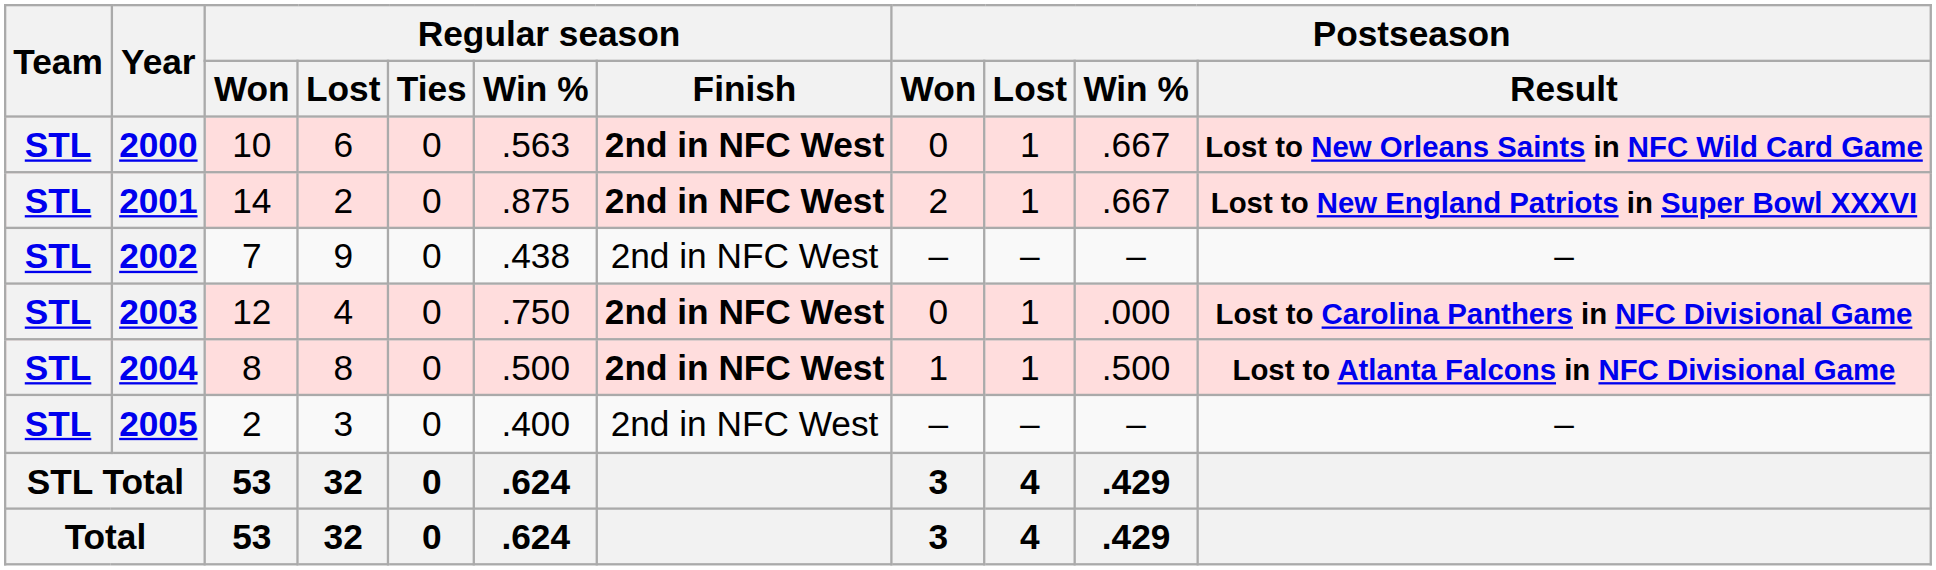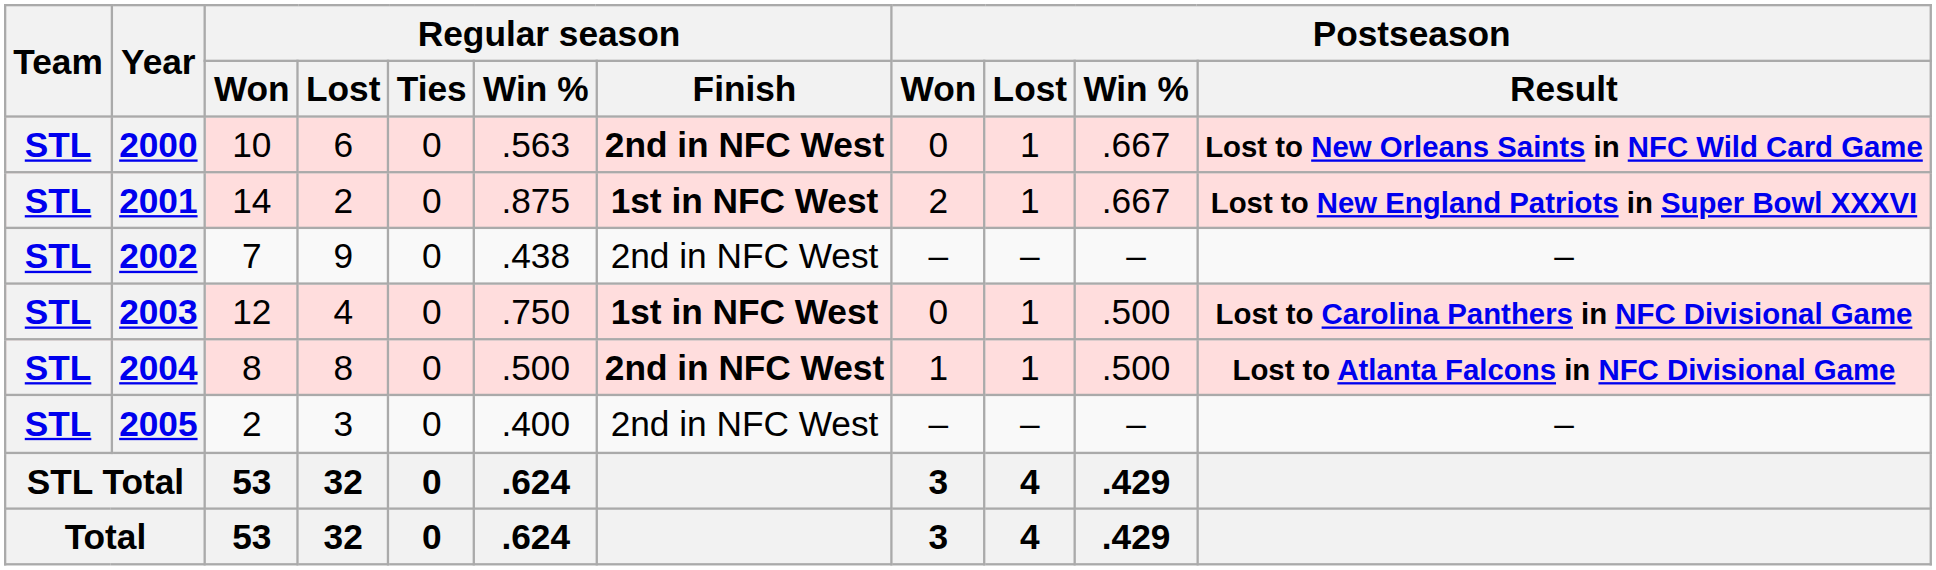(744, 201) 2nd in NFC West -> (744, 201) 1st in NFC West
(744, 312) 2nd in NFC West -> (744, 312) 1st in NFC West
(1136, 312) .000 -> (1136, 312) .500
